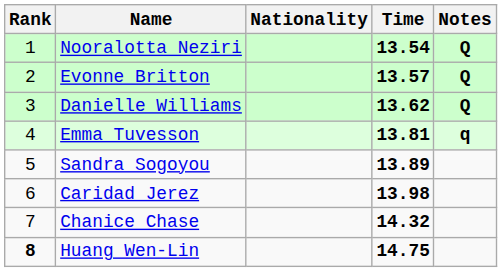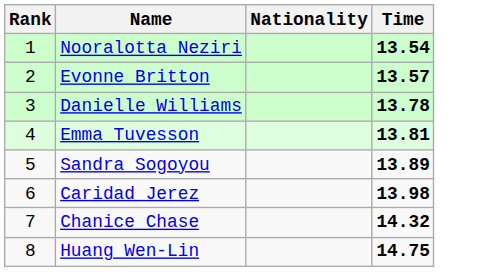- column: (465, 19)
(403, 106) 13.62 -> (403, 106) 13.78
(30, 251) bold -> (30, 251) normal
